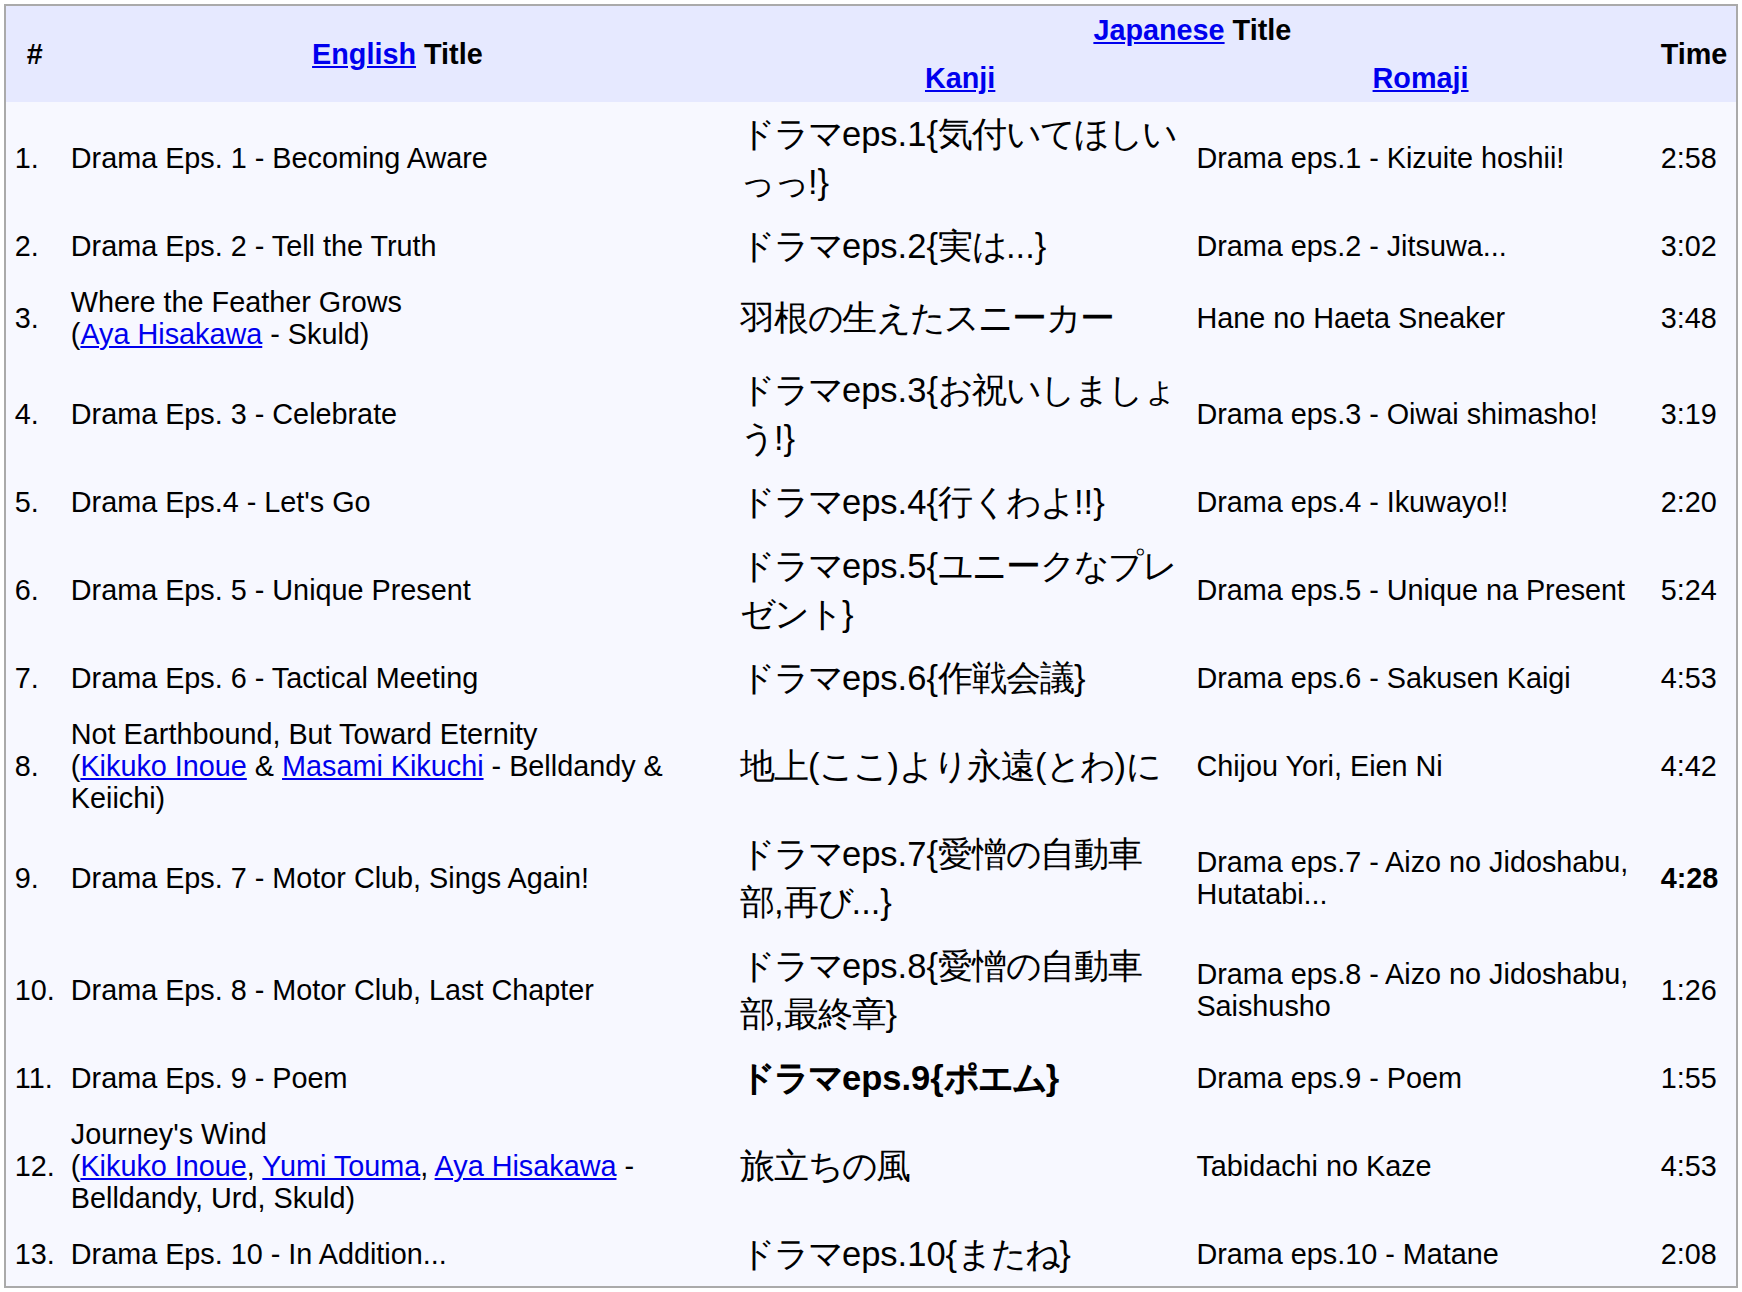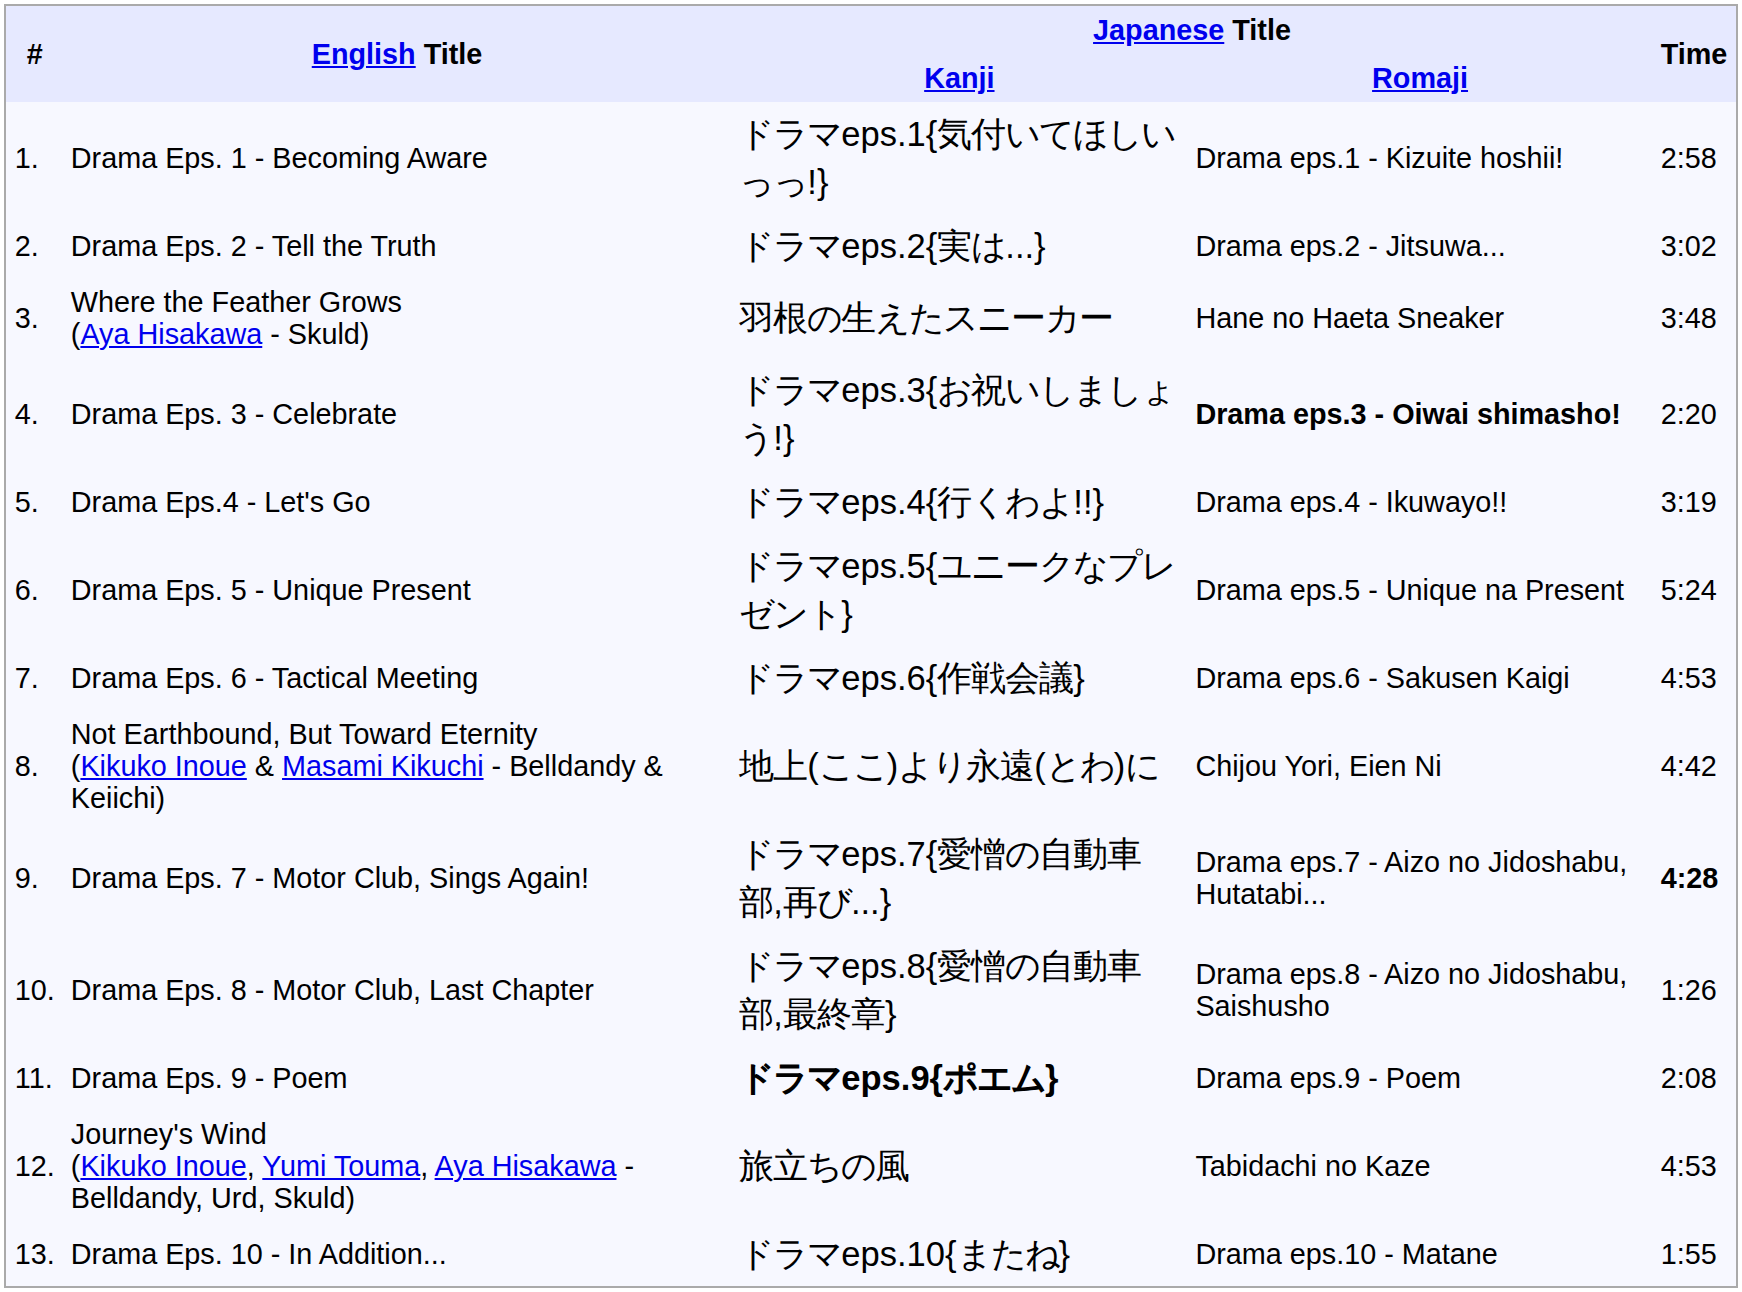(1397, 414) normal -> (1408, 414) bold
(1689, 414) 3:19 -> (1689, 414) 2:20
(1689, 502) 2:20 -> (1689, 502) 3:19
(1689, 1078) 1:55 -> (1689, 1078) 2:08
(1689, 1254) 2:08 -> (1689, 1254) 1:55
